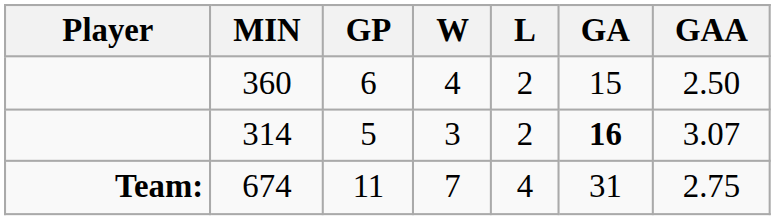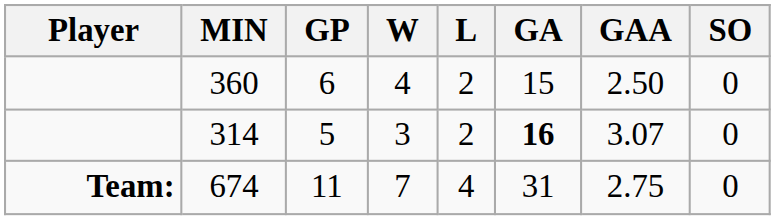+ column: (730, 30)
